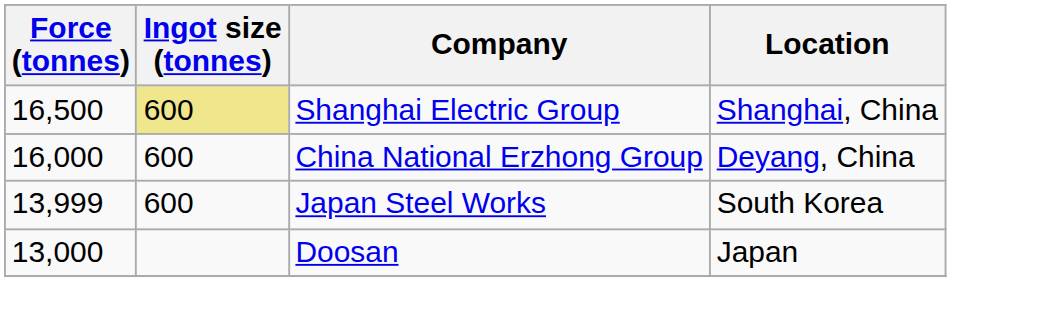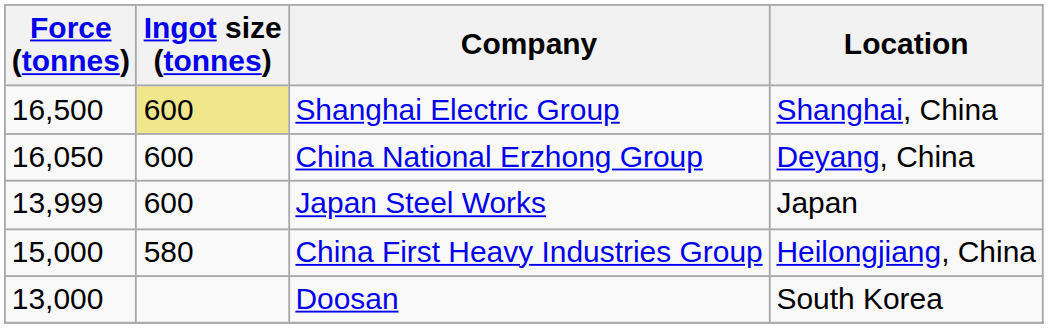(58, 156) 16,000 -> (58, 156) 16,050
(800, 204) South Korea -> (817, 204) Japan
+ row: (529, 251)
(757, 251) Japan -> (860, 299) South Korea
